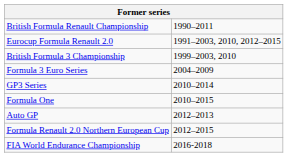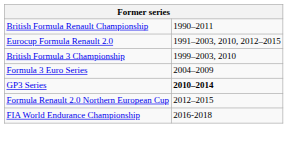(193, 85) normal -> (193, 85) bold
- row: (30, 100)
- row: (22, 115)
